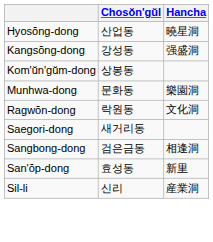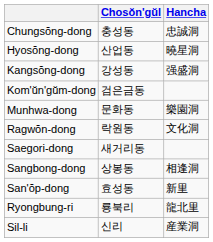+ row: (49, 31)
(117, 70) 상봉동 -> (123, 90) 검은금동
(123, 148) 검은금동 -> (117, 168) 상봉동
+ row: (40, 208)
